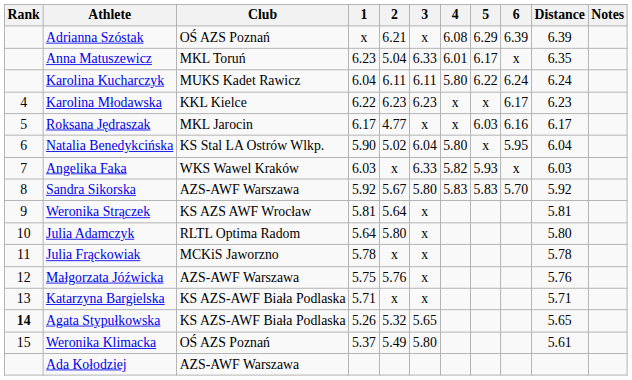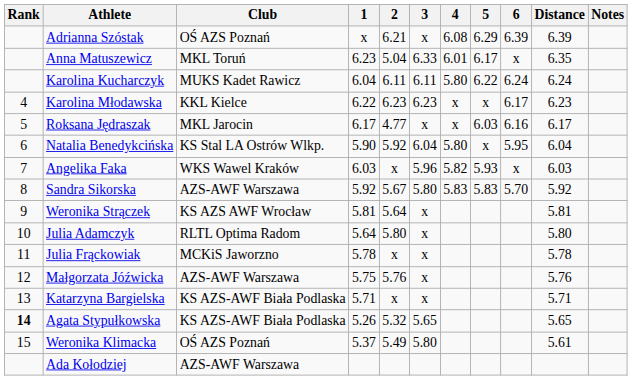(394, 146) 5.02 -> (394, 146) 5.92
(425, 168) 6.33 -> (425, 168) 5.96
